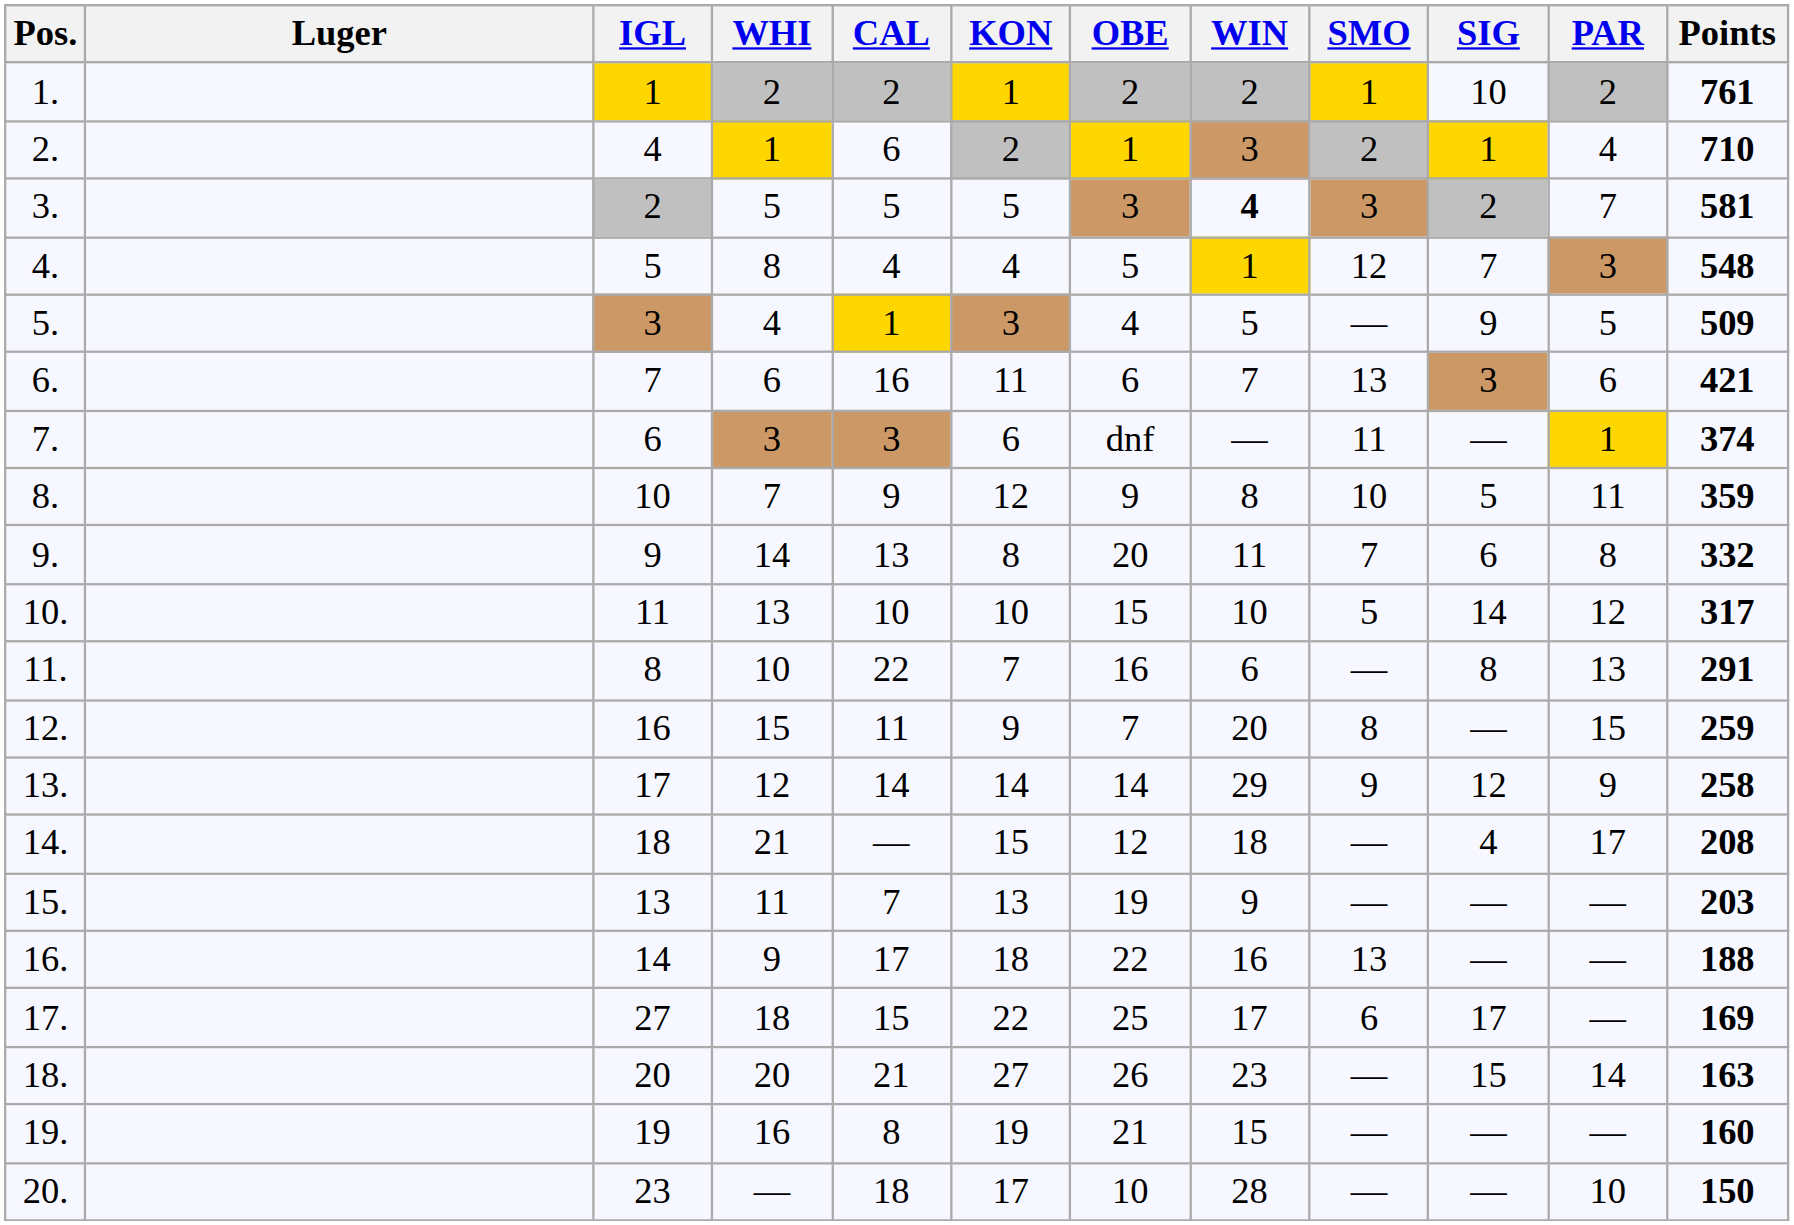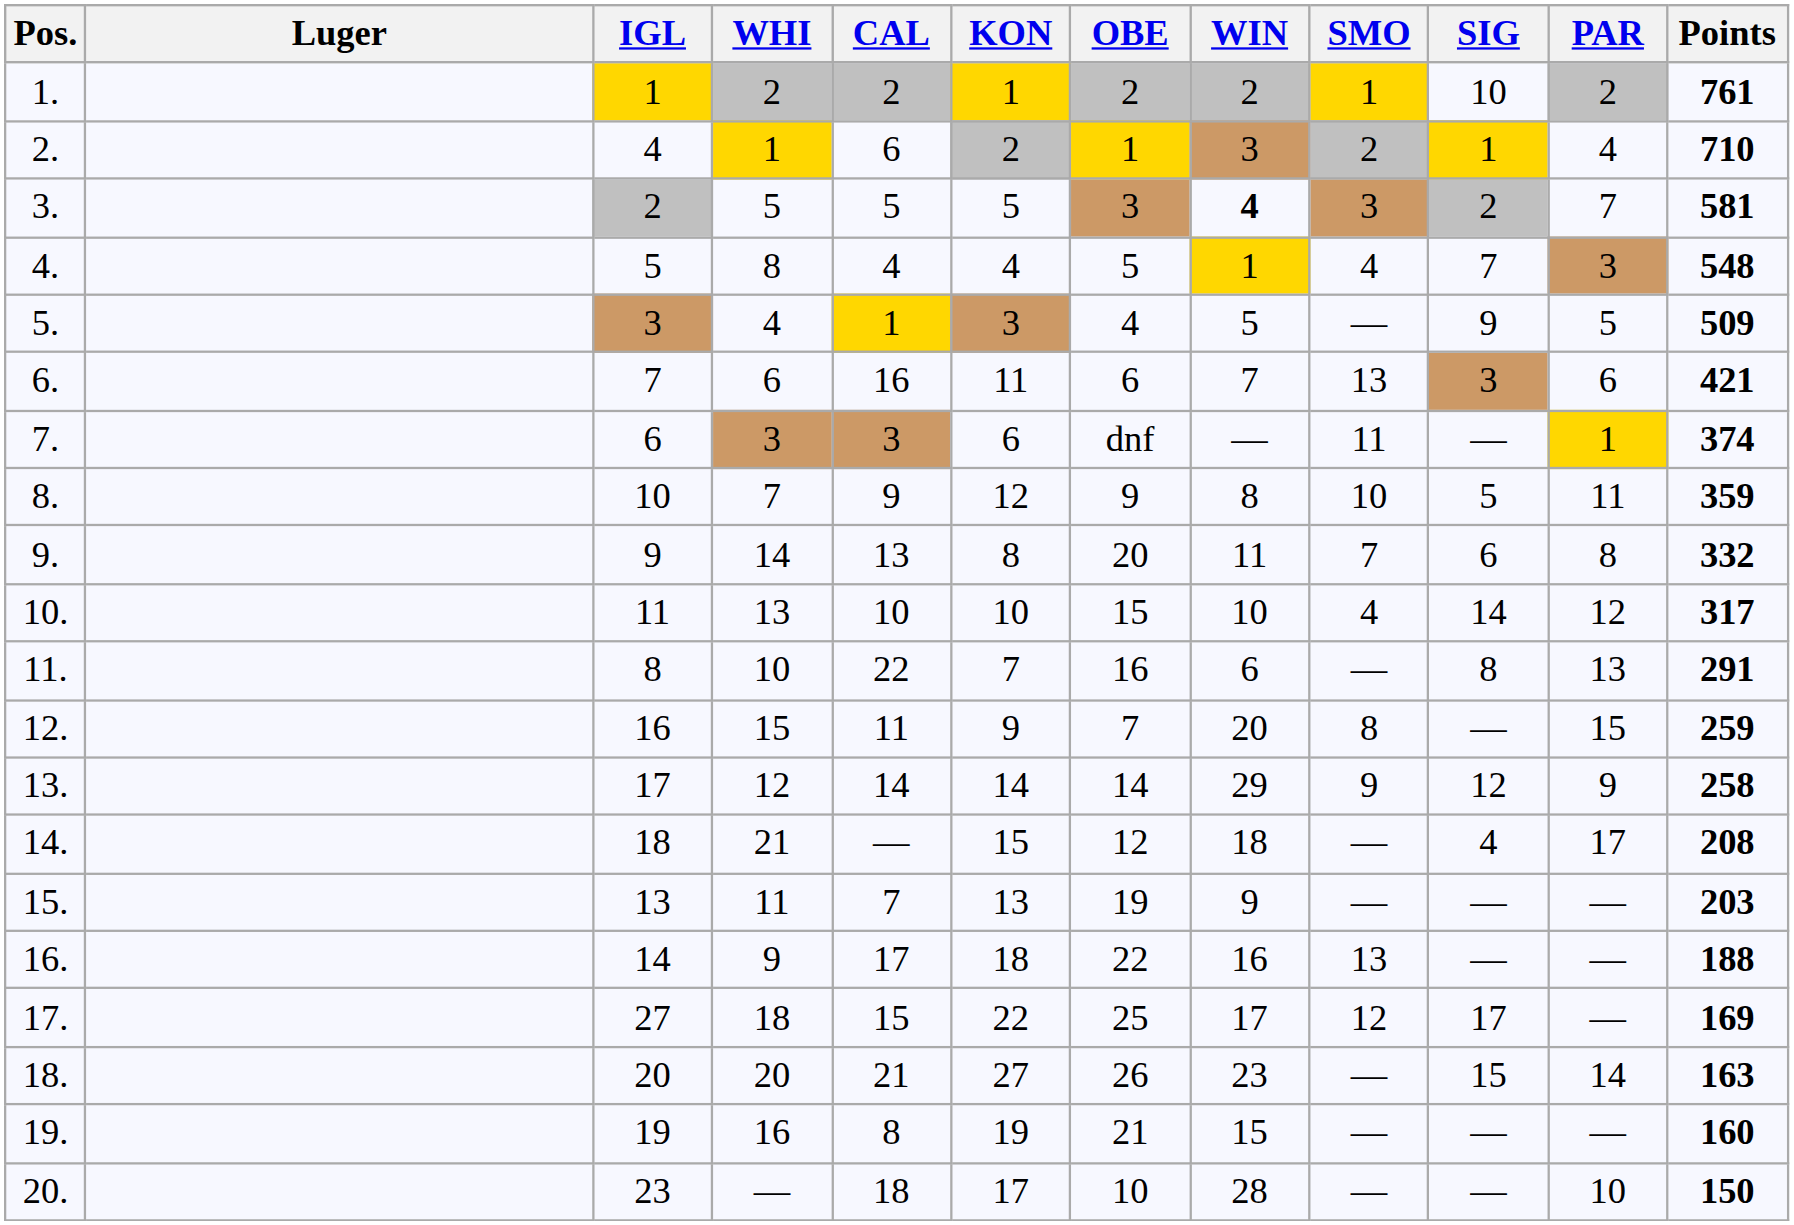(1369, 264) 12 -> (1369, 264) 4
(1369, 611) 5 -> (1369, 611) 4
(1369, 1016) 6 -> (1369, 1016) 12
